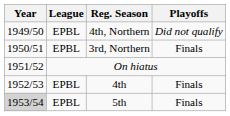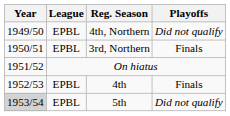(189, 102) Finals -> (189, 102) Did not qualify
